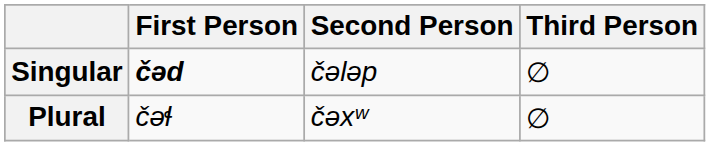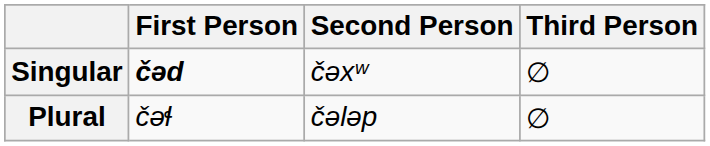(344, 71) čələp -> (340, 71) čəxʷ
(340, 117) čəxʷ -> (344, 117) čələp
